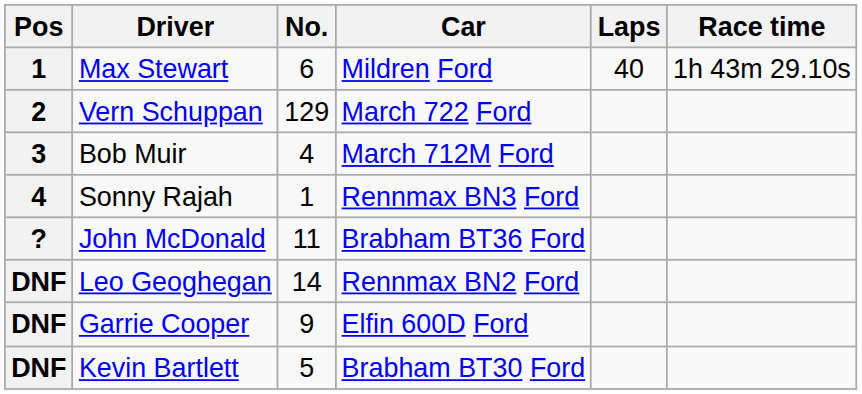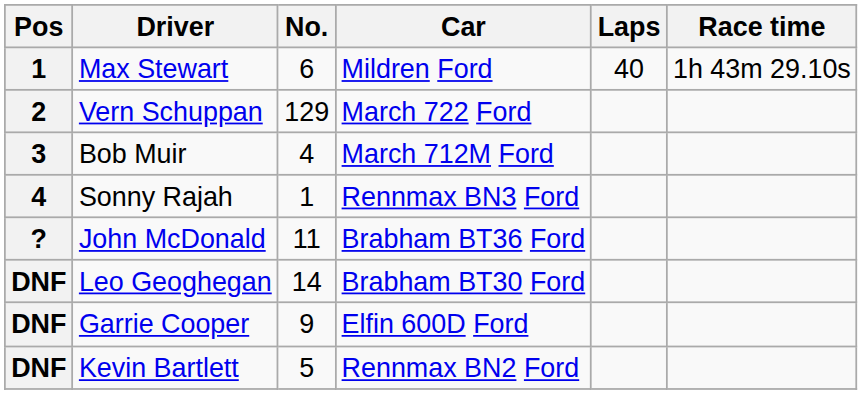(460, 282) Rennmax BN2 Ford -> (463, 282) Brabham BT30 Ford
(463, 367) Brabham BT30 Ford -> (460, 367) Rennmax BN2 Ford
